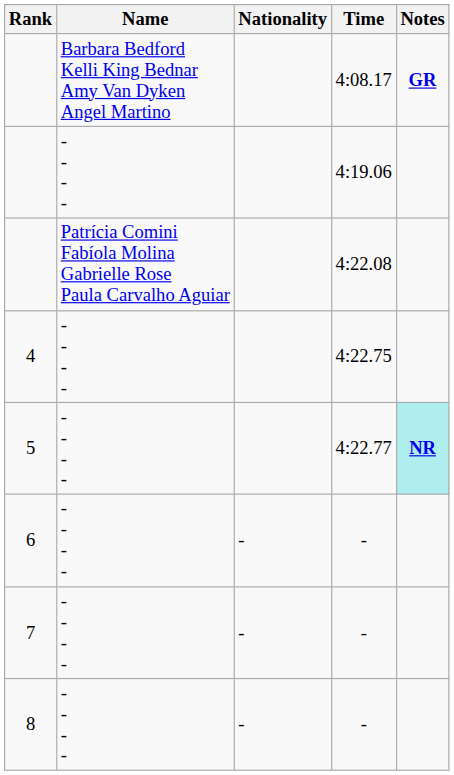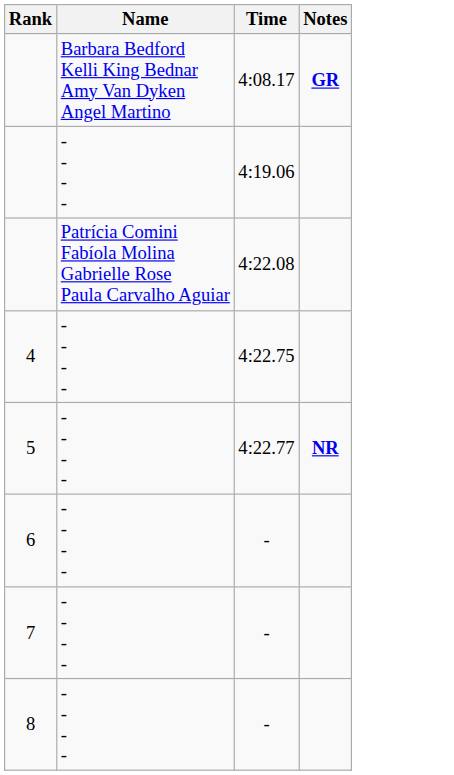- column: (283, 19)
(423, 448) paleturquoise background -> (325, 448) no background
